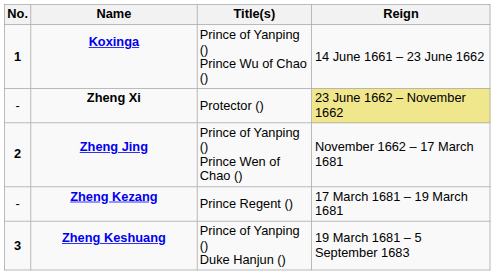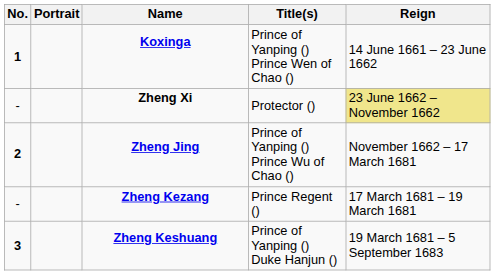+ column: (57, 14)
(253, 56) Prince of Yanping () Prince Wu of Chao () -> (291, 56) Prince of Yanping () Prince Wen of Chao ()
(250, 154) Prince of Yanping () Prince Wen of Chao () -> (288, 154) Prince of Yanping () Prince Wu of Chao ()
